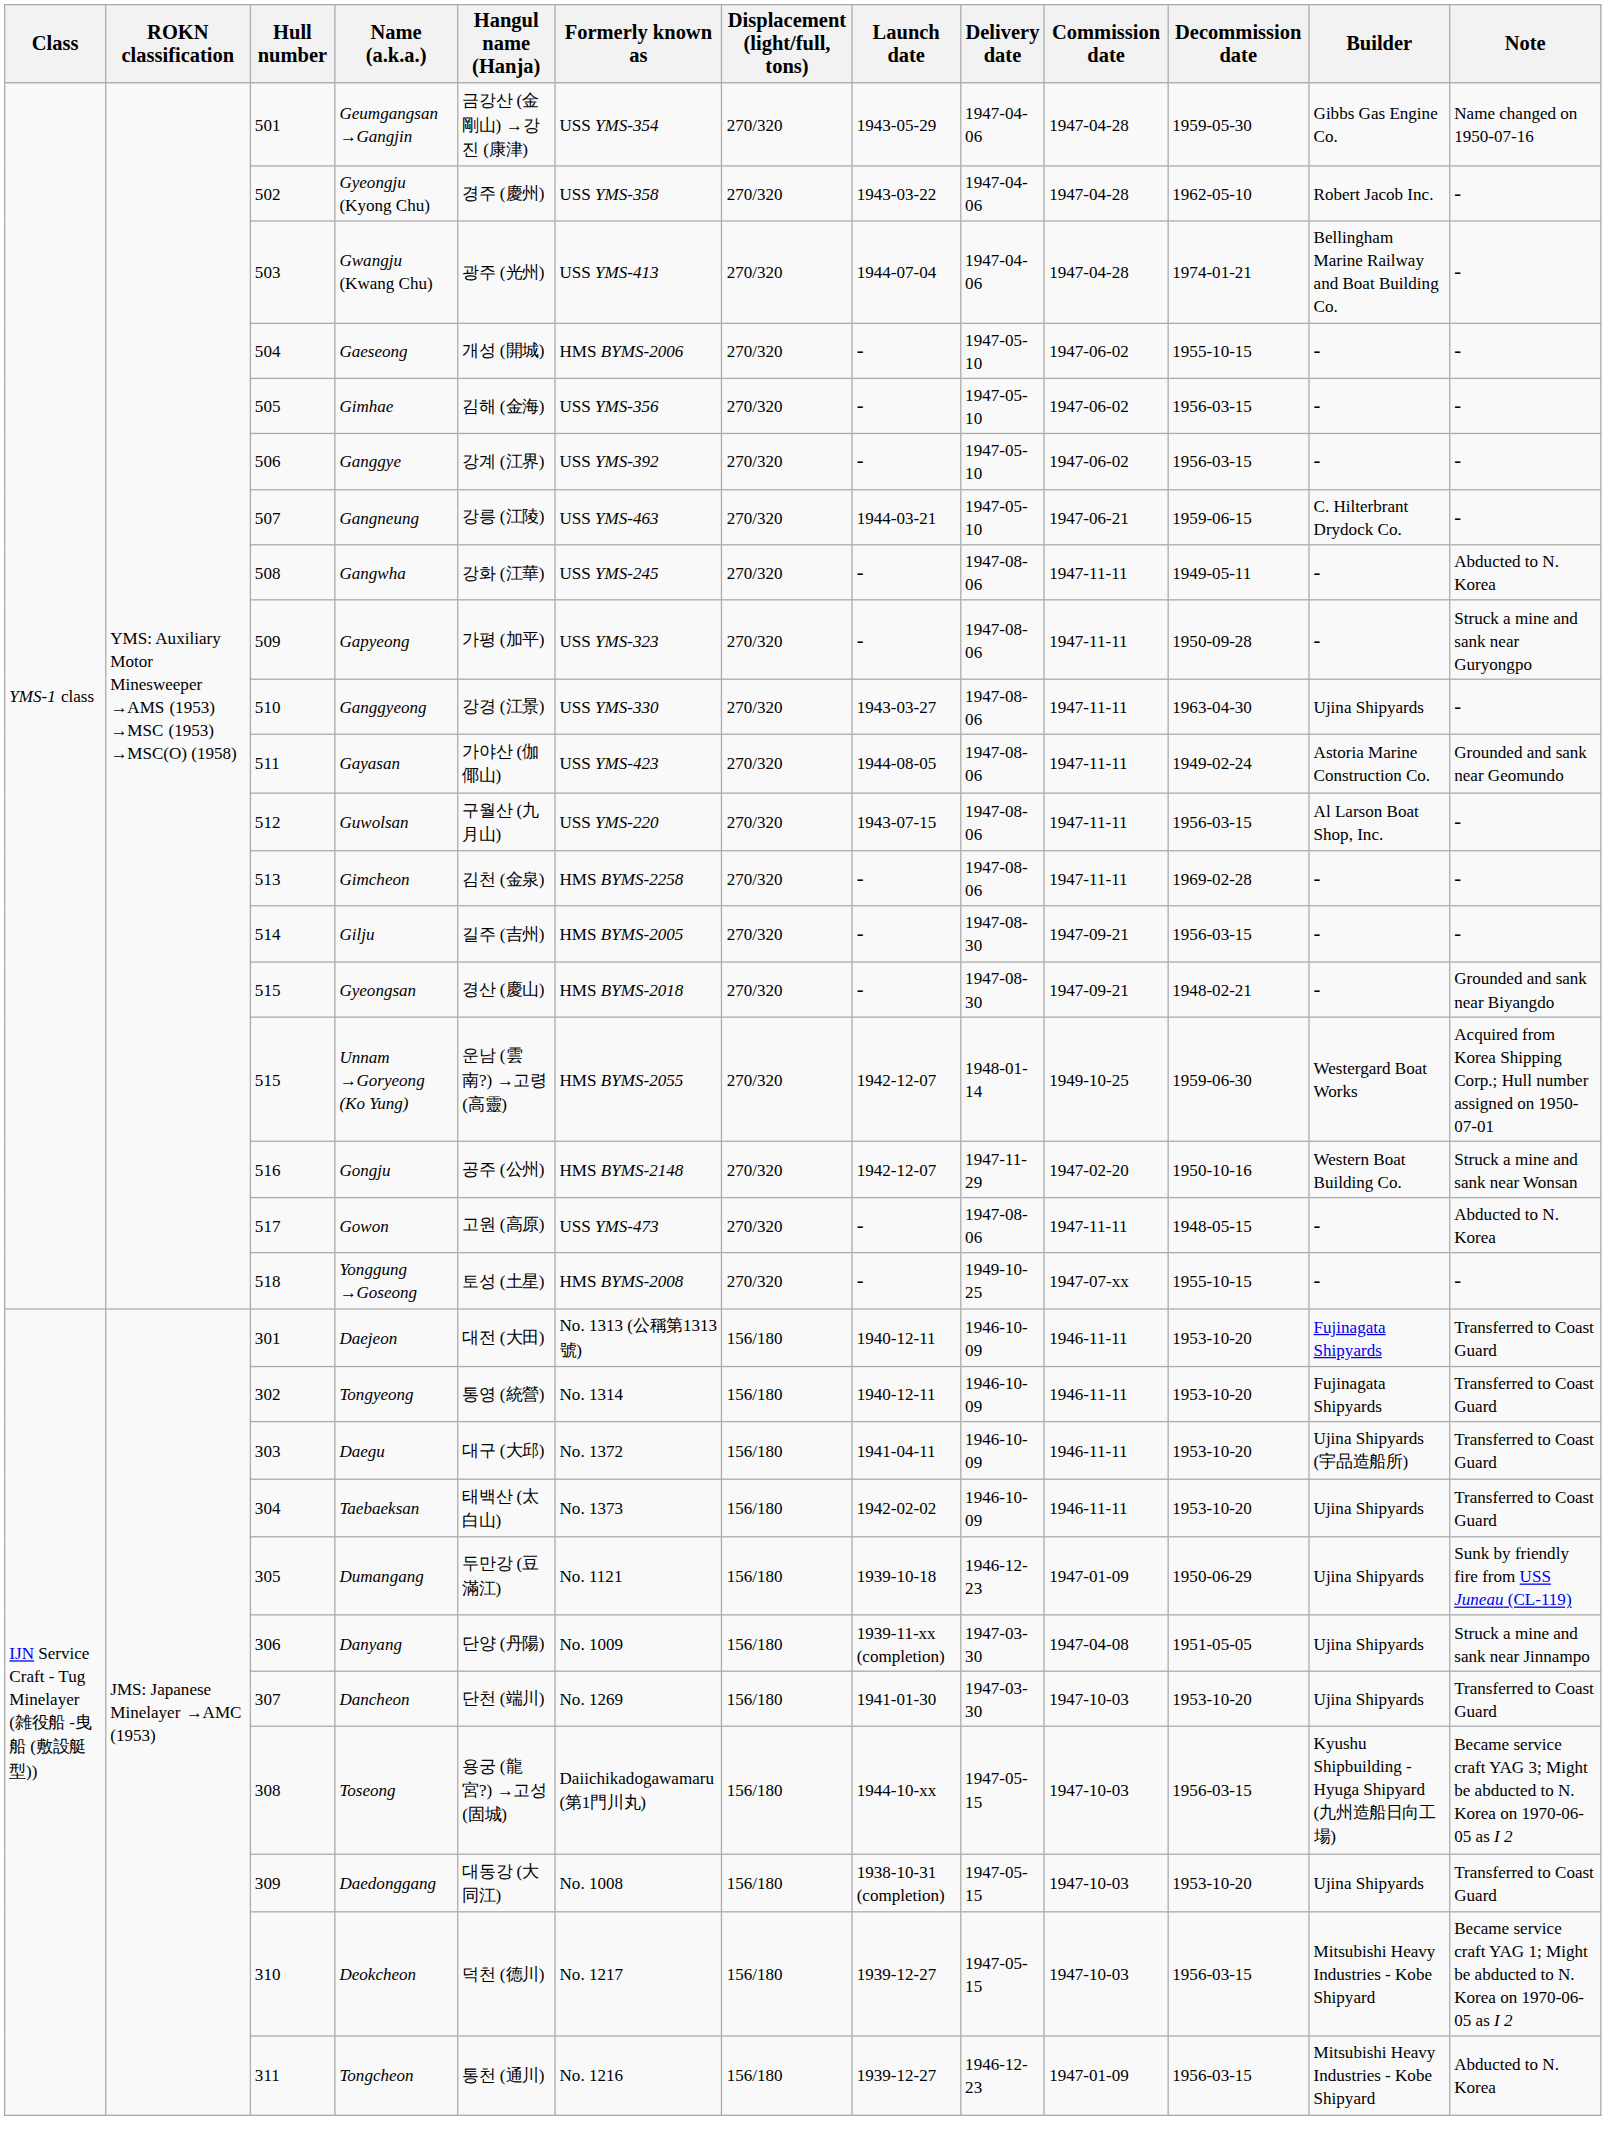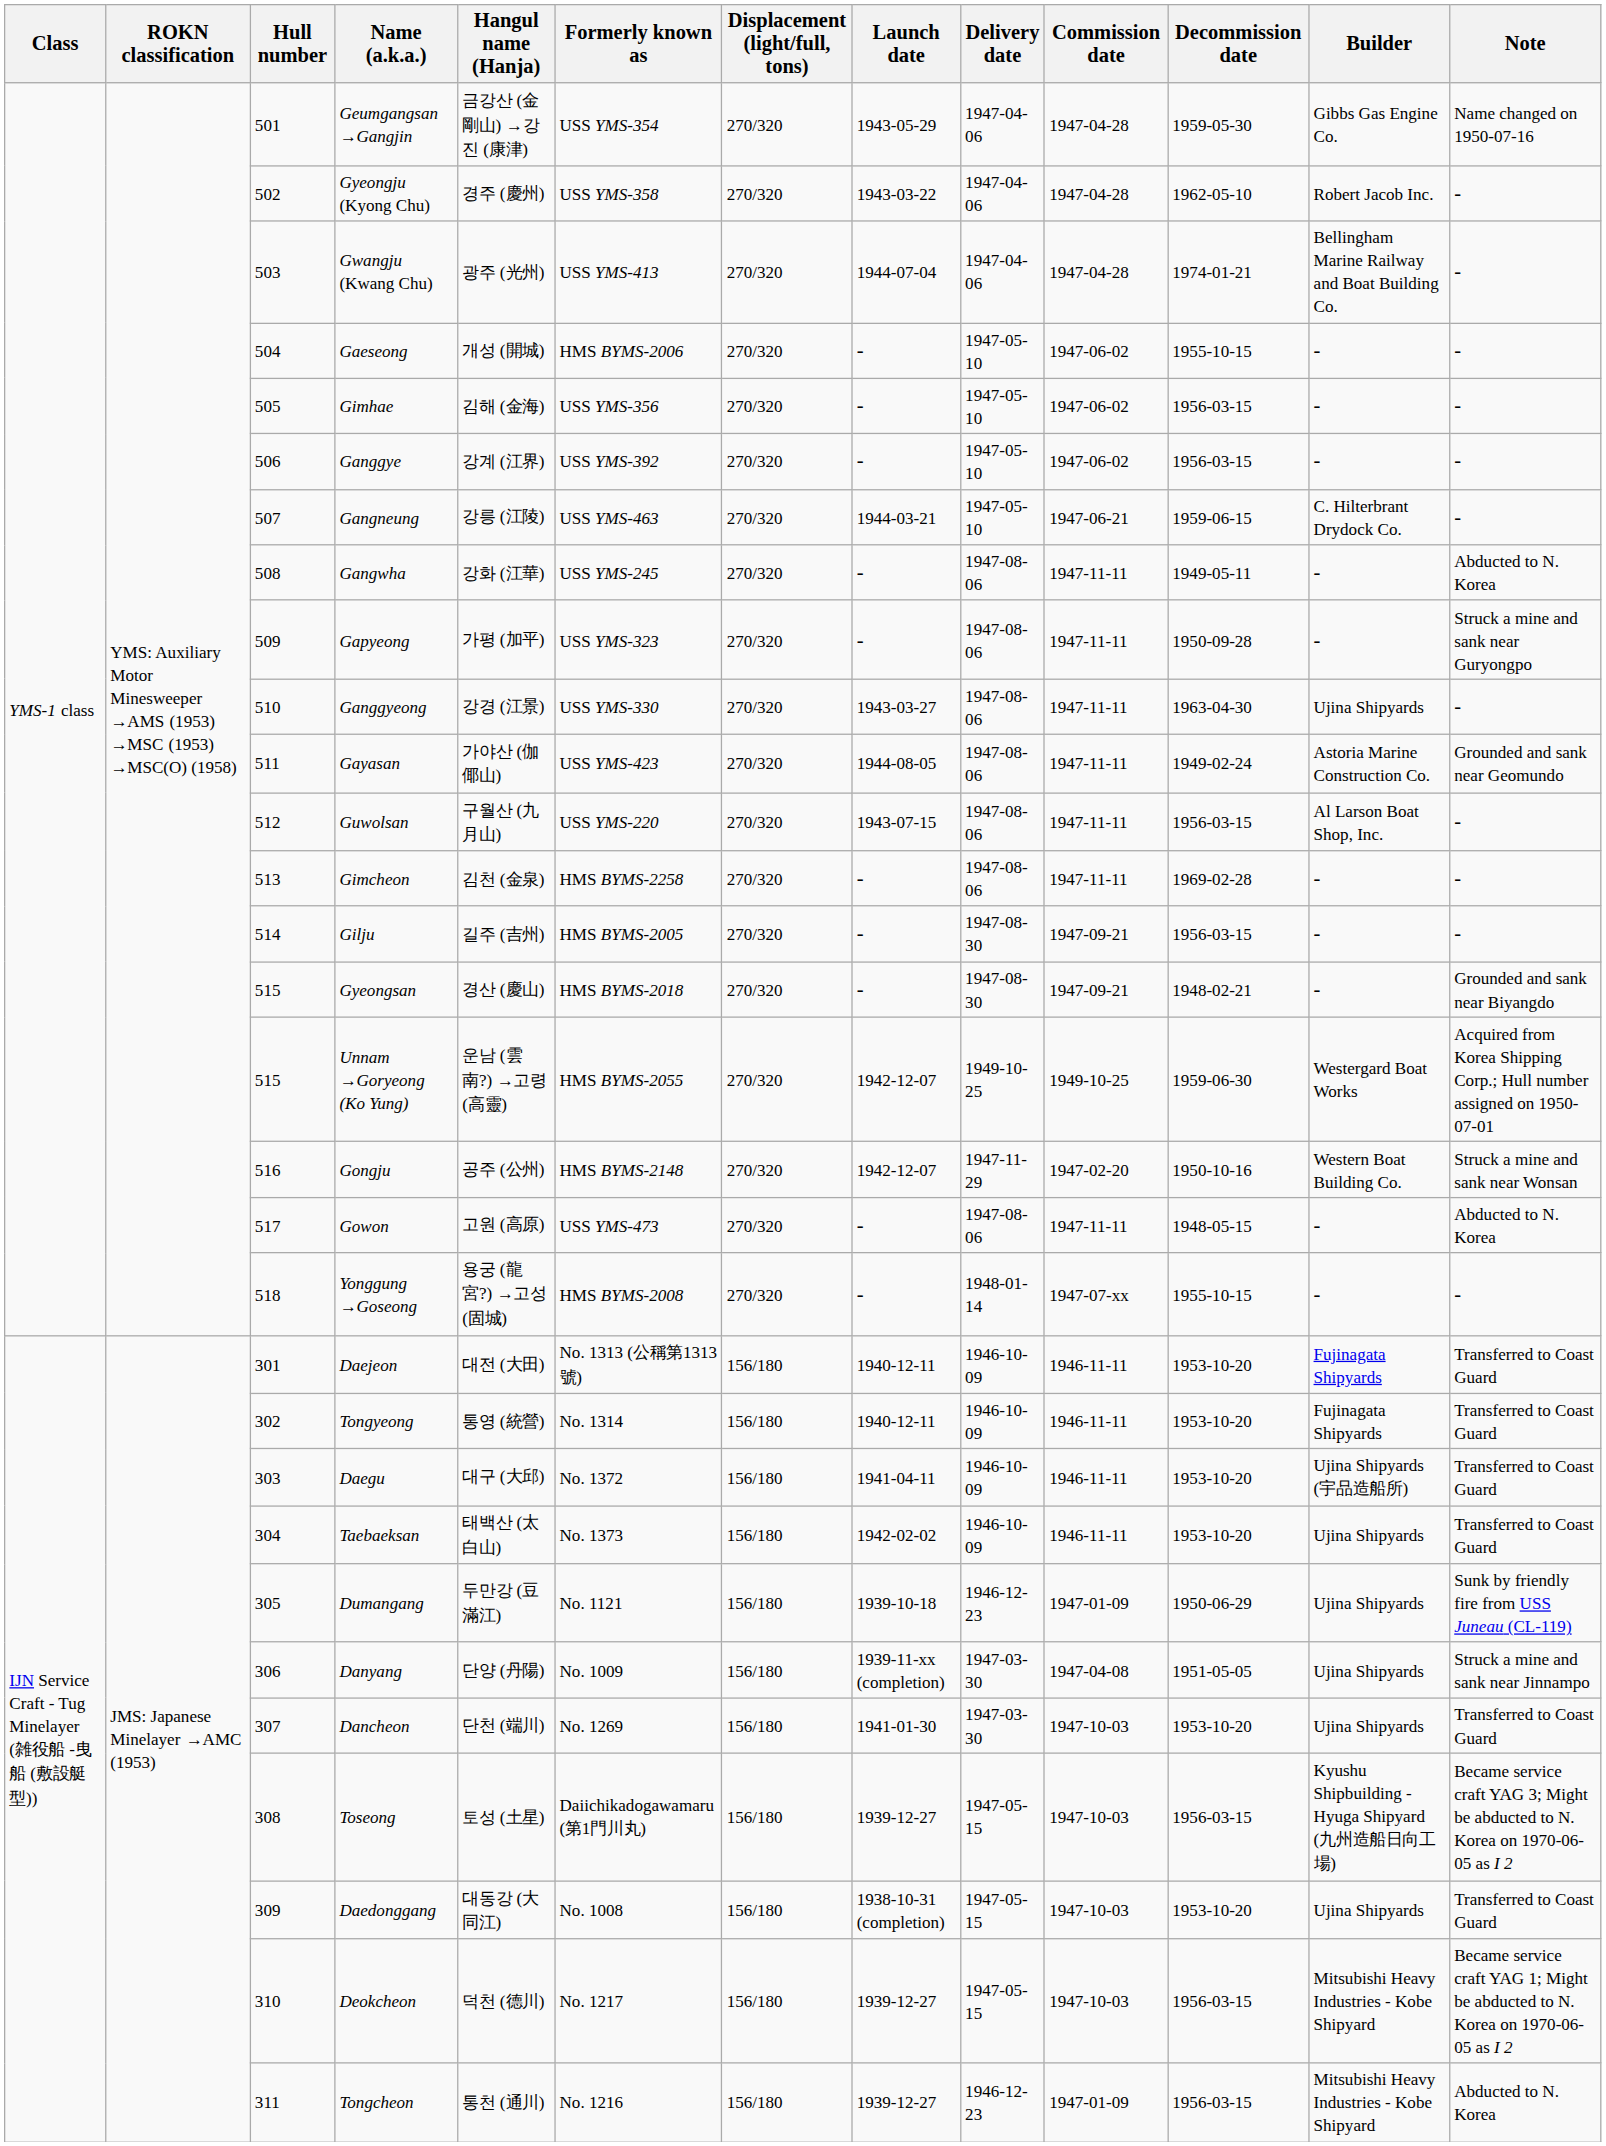(996, 1080) 1948-01-14 -> (996, 1080) 1949-10-25
(503, 1281) 토성 (土星) -> (505, 1294) 용궁 (龍宮?) →고성 (固城)
(996, 1281) 1949-10-25 -> (996, 1295) 1948-01-14
(505, 1790) 용궁 (龍宮?) →고성 (固城) -> (503, 1817) 토성 (土星)
(896, 1791) 1944-10-xx -> (896, 1818) 1939-12-27
